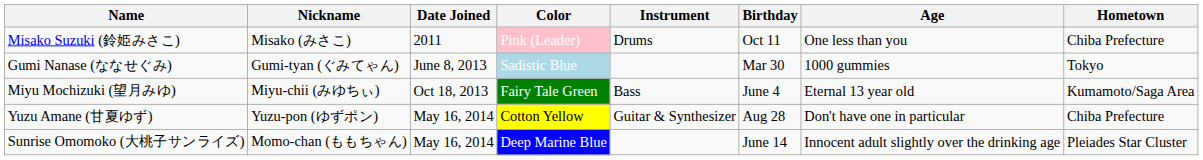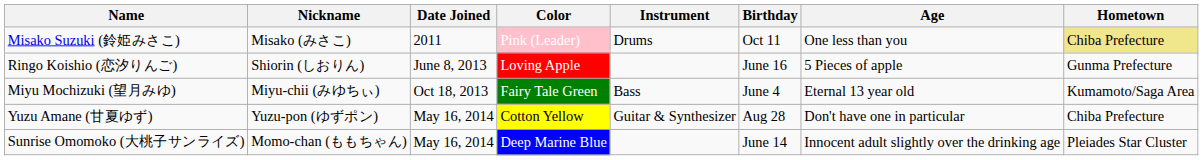(1115, 40) no background -> (1115, 40) khaki background
+ row: (93, 65)
- row: (90, 65)
